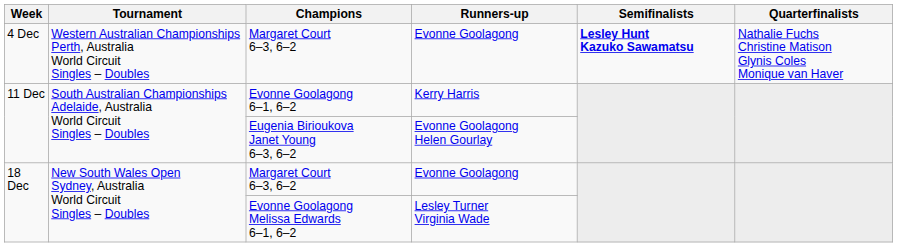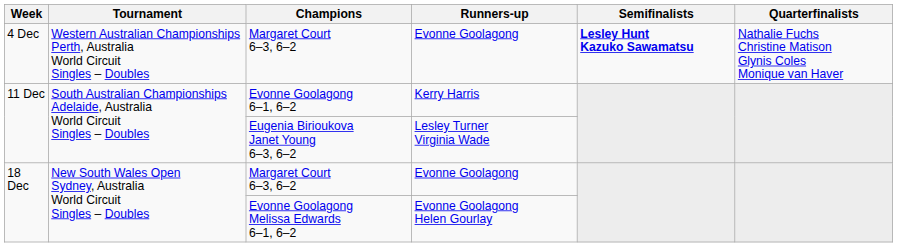(467, 133) Evonne Goolagong Helen Gourlay -> (452, 133) Lesley Turner Virginia Wade
(452, 212) Lesley Turner Virginia Wade -> (467, 212) Evonne Goolagong Helen Gourlay
